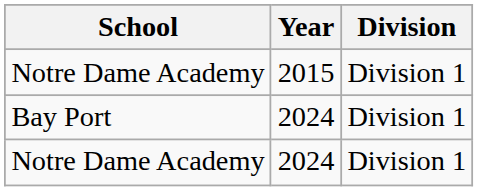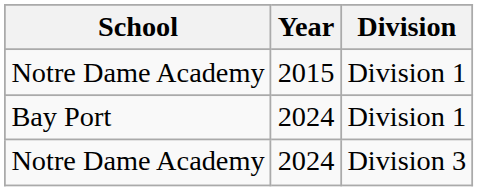(407, 161) Division 1 -> (407, 161) Division 3
